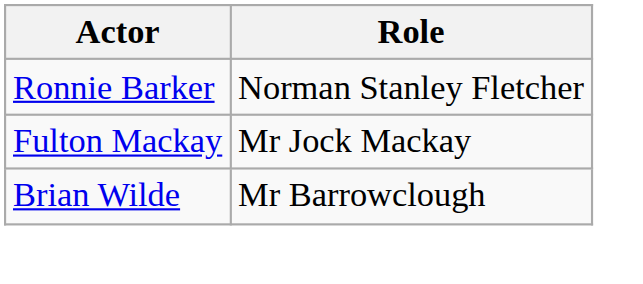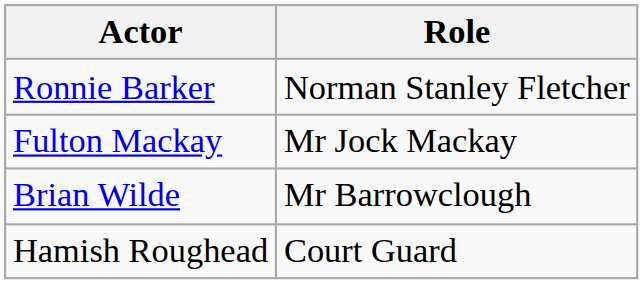+ row: (141, 250)
